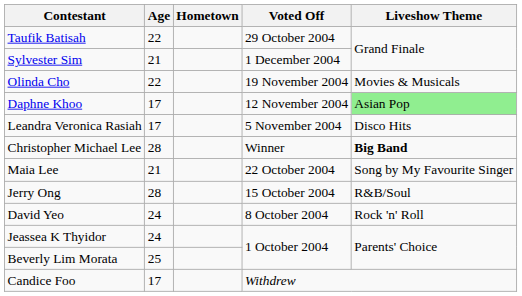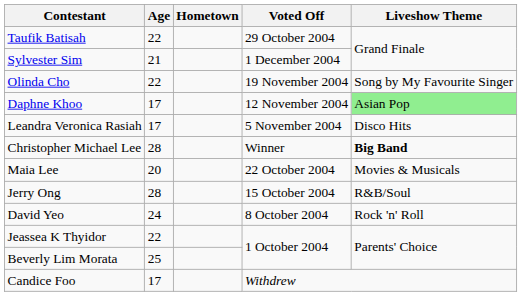(407, 81) Movies & Musicals -> (434, 81) Song by My Favourite Singer
(155, 170) 21 -> (155, 170) 20
(434, 170) Song by My Favourite Singer -> (407, 170) Movies & Musicals
(155, 236) 24 -> (155, 236) 22
